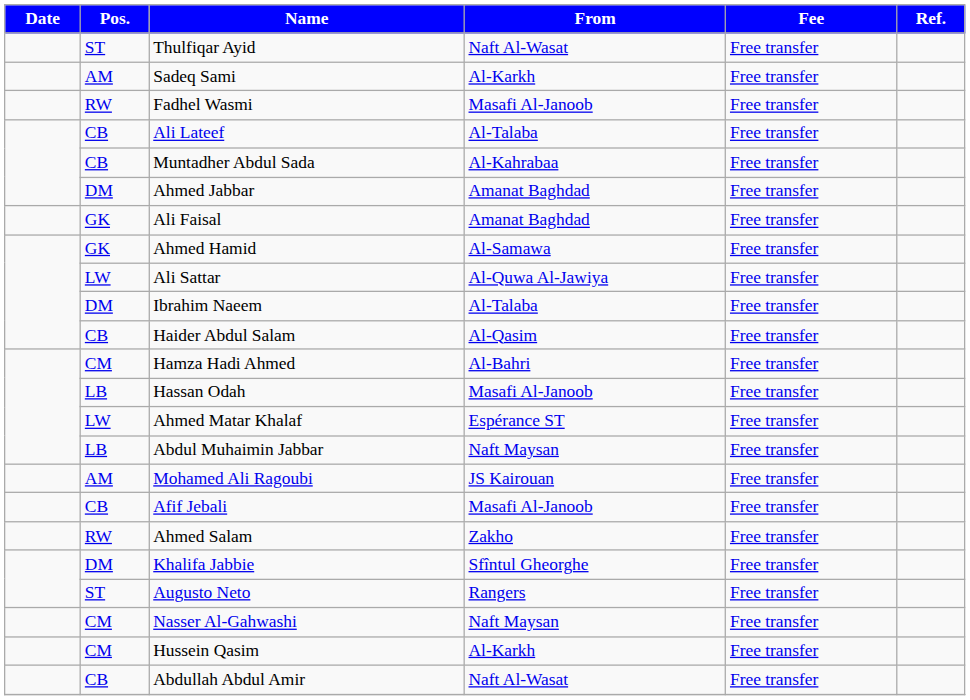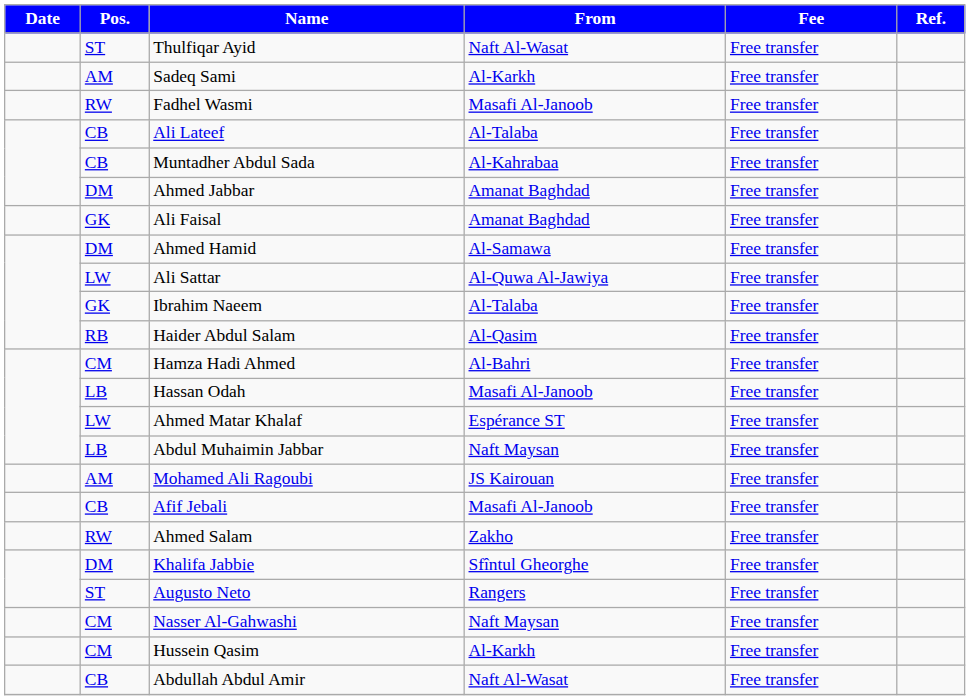(97, 248) GK -> (99, 248) DM
(99, 305) DM -> (97, 305) GK
(96, 334) CB -> (96, 334) RB
